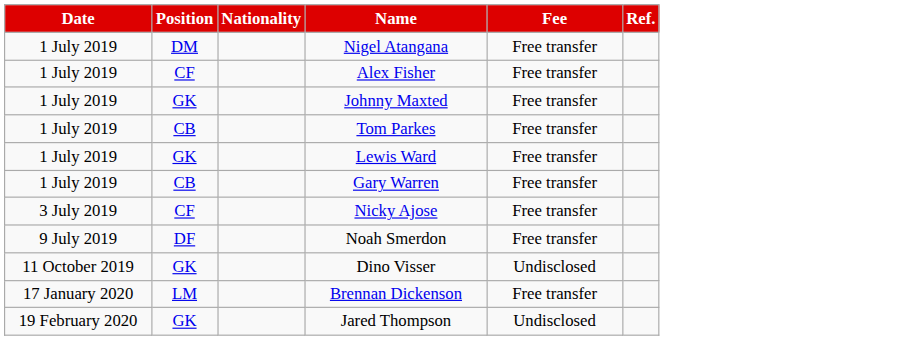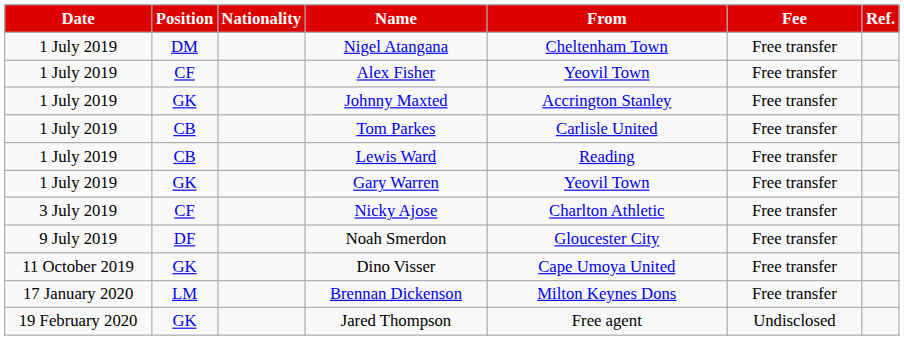+ column: (607, 18)
(185, 156) GK -> (185, 156) CB
(185, 183) CB -> (185, 183) GK
(555, 266) Undisclosed -> (794, 266) Free transfer
